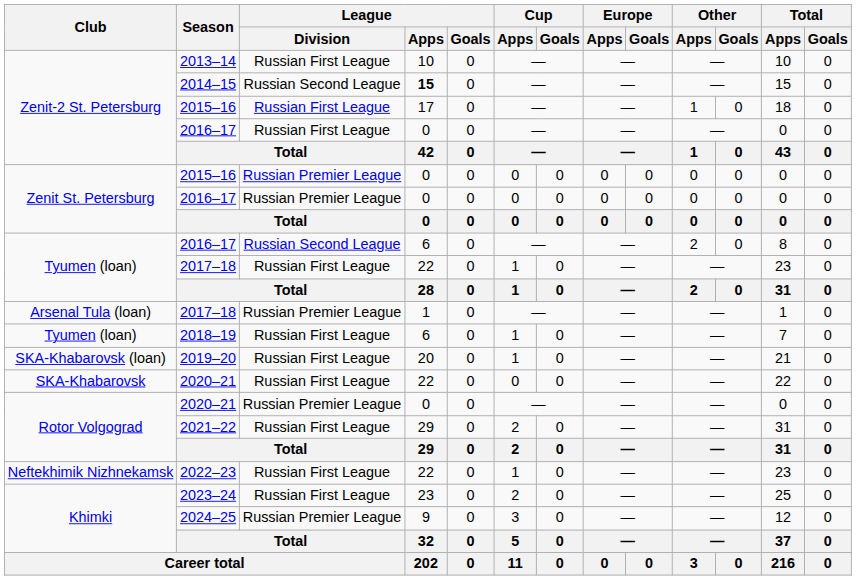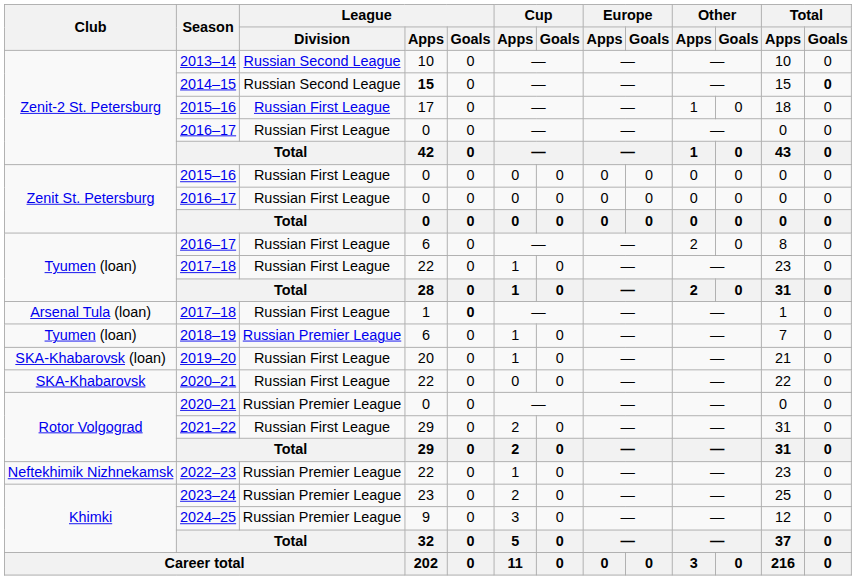(322, 61) Russian First League -> (322, 61) Russian Second League
(828, 84) normal -> (828, 84) bold
(322, 175) Russian Premier League -> (322, 175) Russian First League
(322, 198) Russian Premier League -> (322, 198) Russian First League
(322, 244) Russian Second League -> (322, 244) Russian First League
(322, 312) Russian Premier League -> (322, 312) Russian First League
(471, 312) normal -> (471, 312) bold
(322, 335) Russian First League -> (322, 335) Russian Premier League
(322, 472) Russian First League -> (322, 472) Russian Premier League
(322, 495) Russian First League -> (322, 495) Russian Premier League
